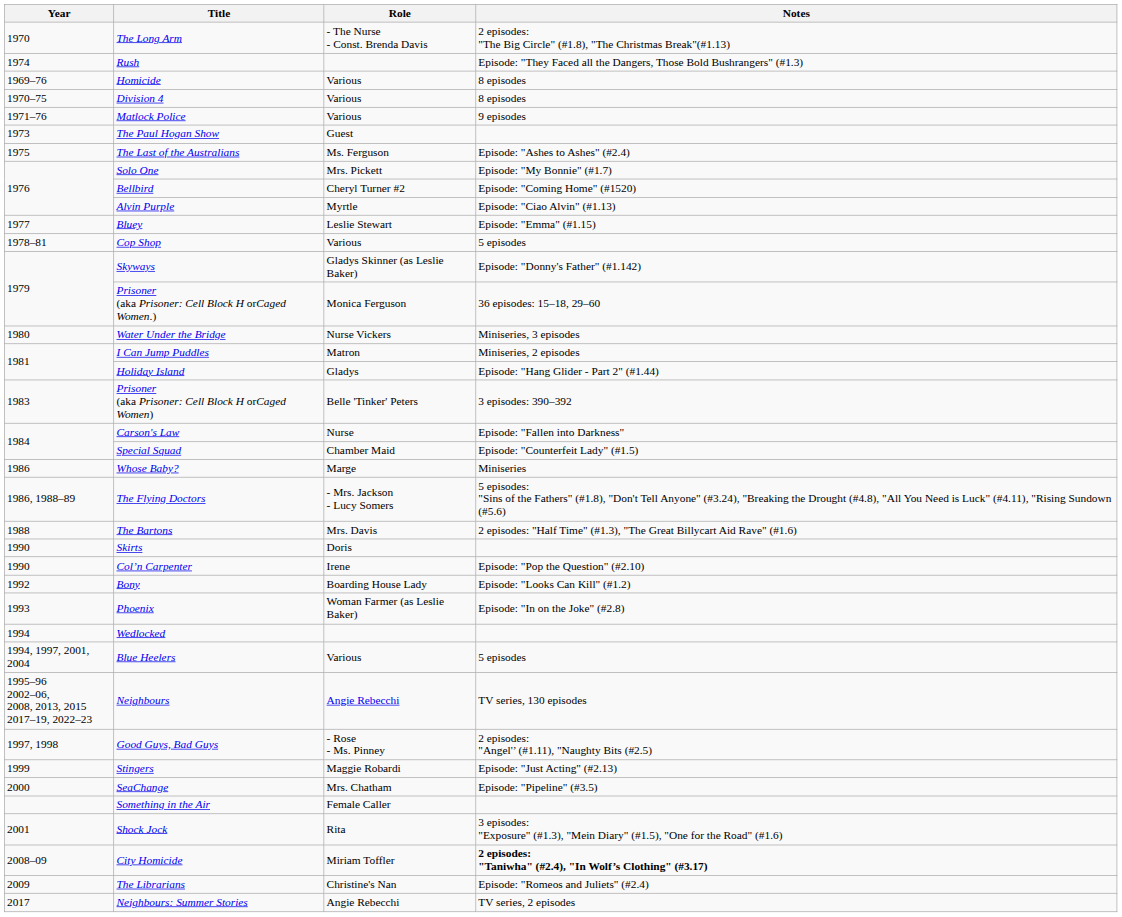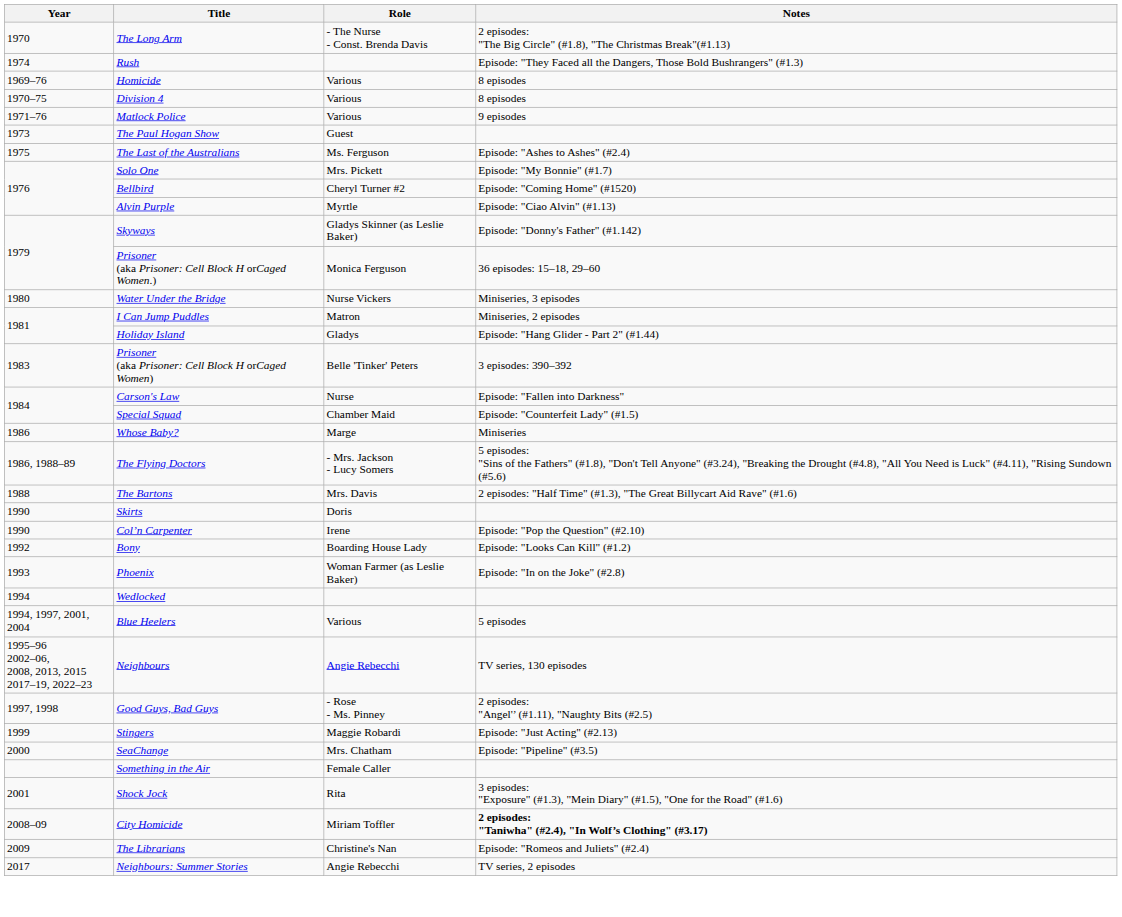- row: (129, 224)
- row: (139, 242)
